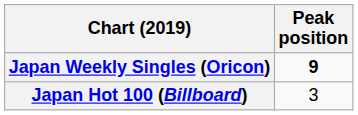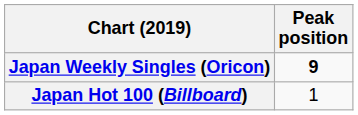(313, 95) 3 -> (313, 95) 1
